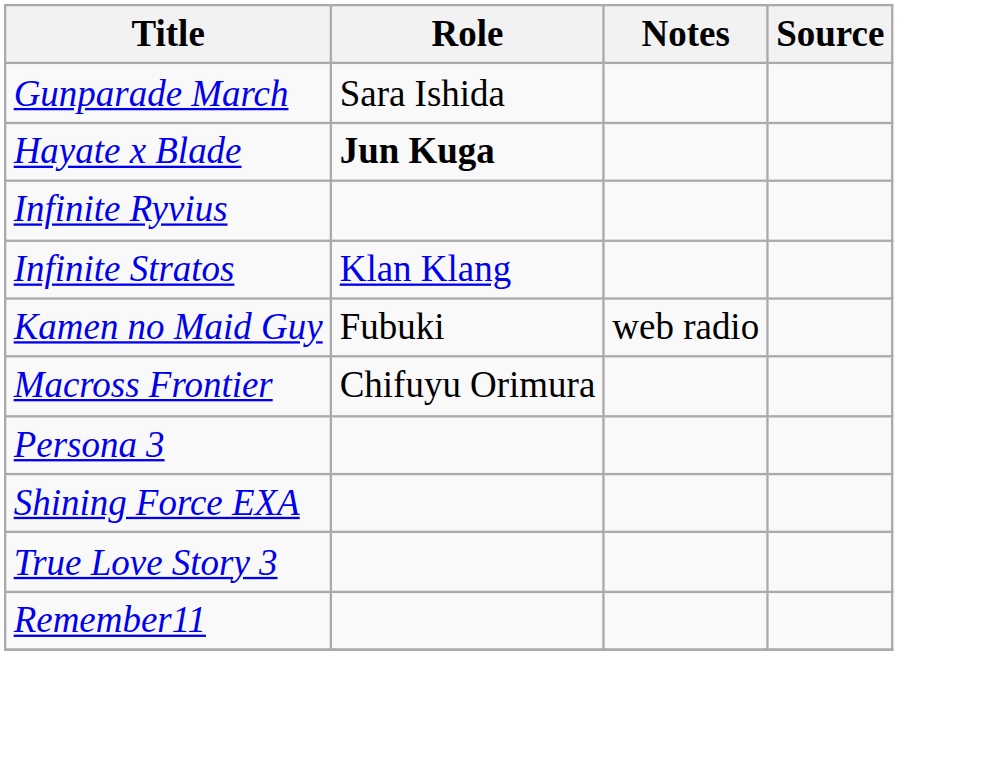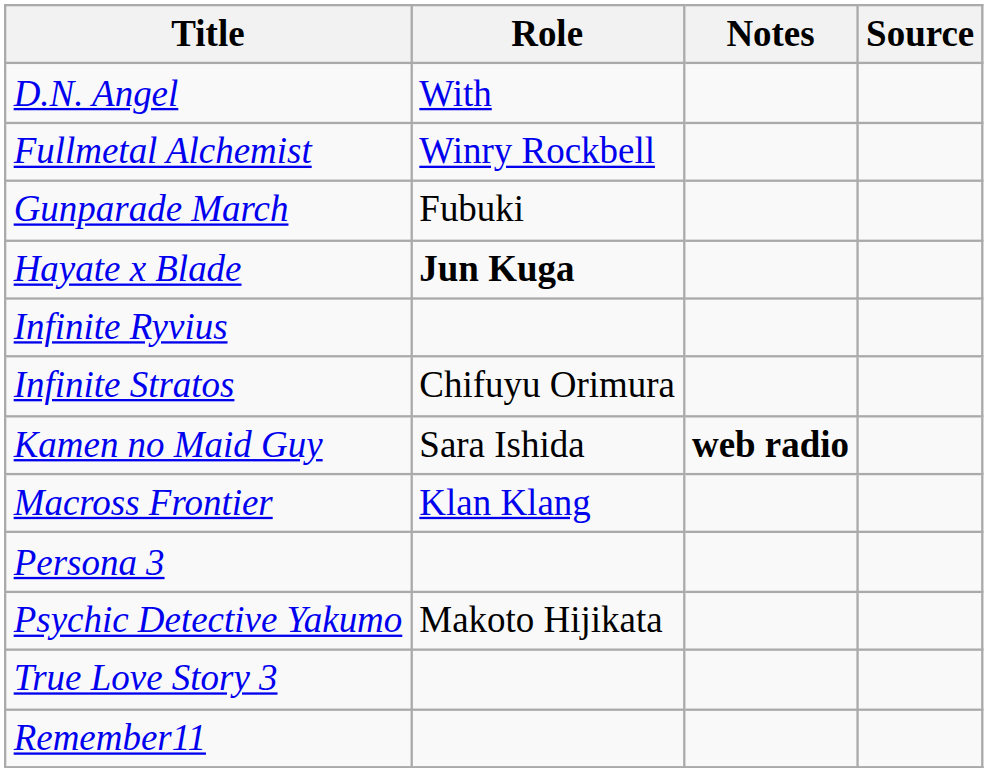+ row: (96, 92)
+ row: (163, 151)
(422, 92) Sara Ishida -> (472, 209) Fubuki
(425, 268) Klan Klang -> (547, 385) Chifuyu Orimura
(392, 326) Fubuki -> (502, 444) Sara Ishida
(686, 326) normal -> (771, 444) bold
(468, 385) Chifuyu Orimura -> (505, 502) Klan Klang
+ row: (208, 619)
- row: (157, 502)
